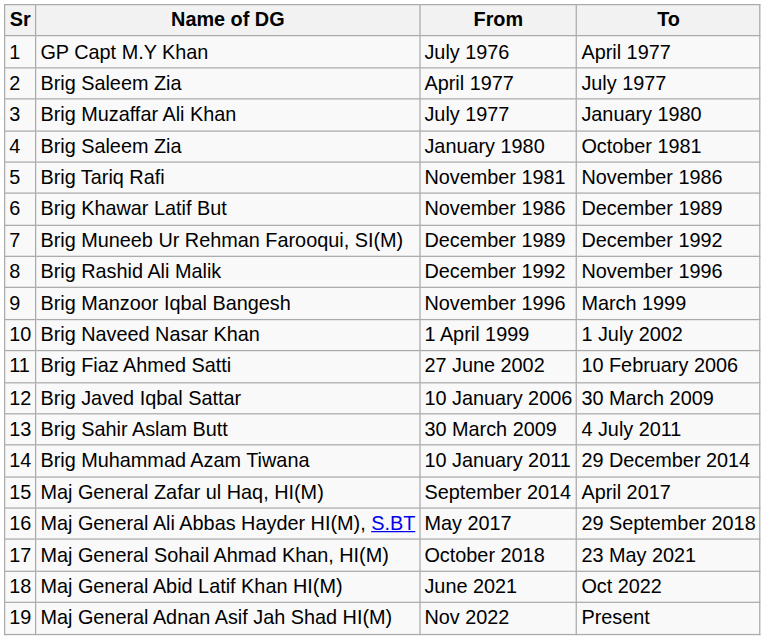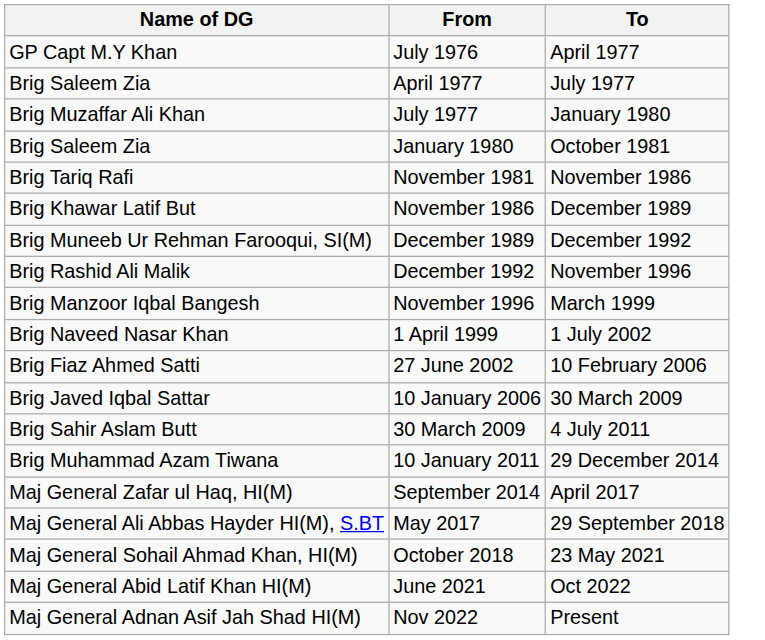- column: (20, 20)
